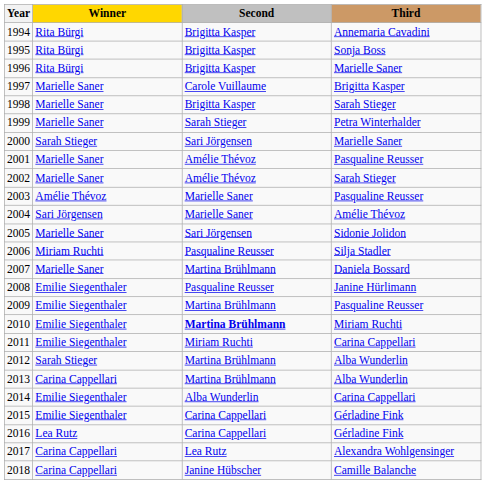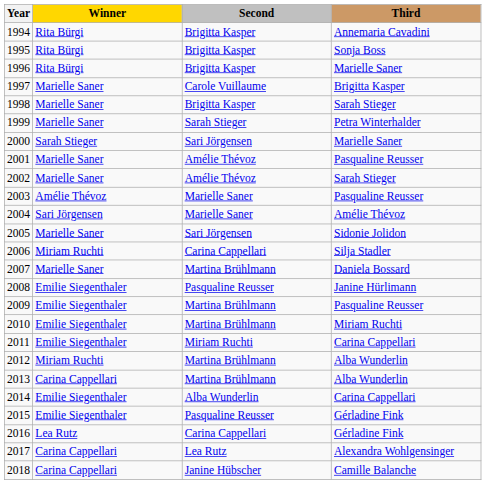(229, 251) Pasqualine Reusser -> (225, 251) Carina Cappellari
(235, 324) bold -> (230, 324) normal
(66, 360) Sarah Stieger -> (69, 360) Miriam Ruchti
(225, 415) Carina Cappellari -> (229, 415) Pasqualine Reusser
